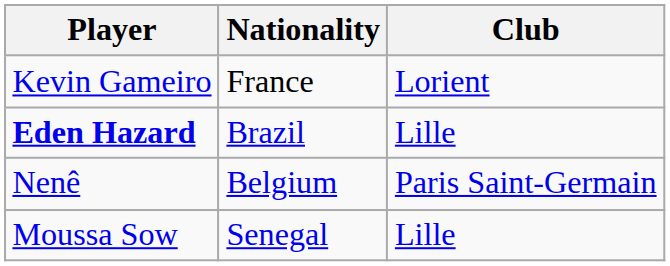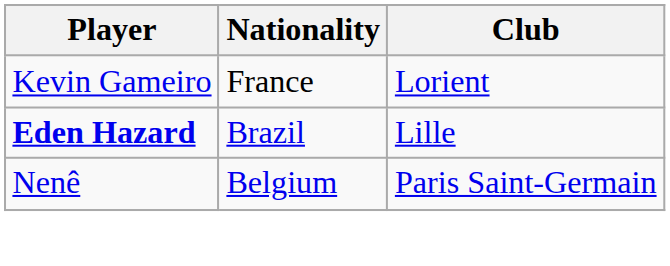- row: (95, 234)
